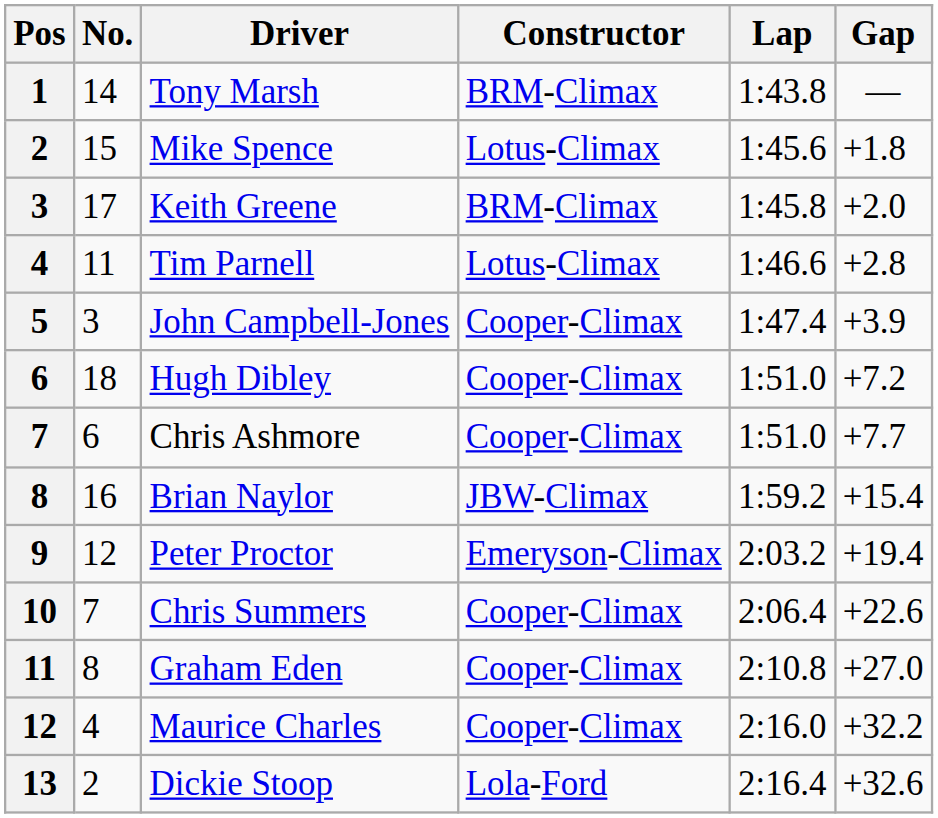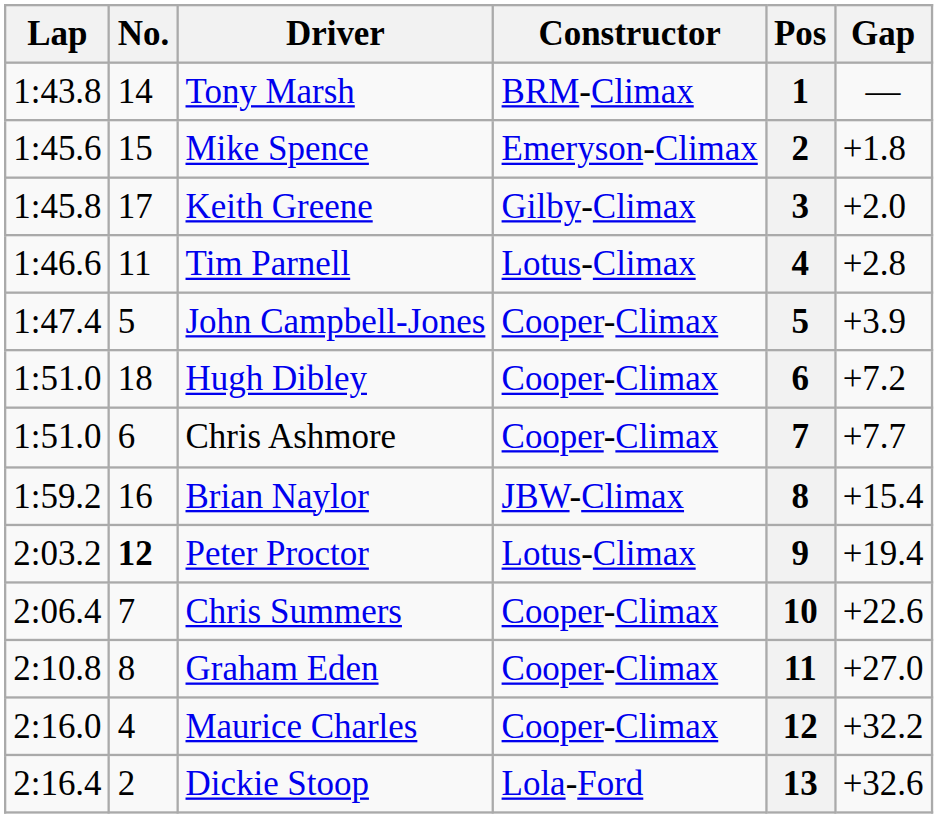columns swapped: (39, 33) <-> (782, 33)
(563, 148) Lotus-Climax -> (630, 148) Emeryson-Climax
(562, 206) BRM-Climax -> (599, 206) Gilby-Climax
(91, 321) 3 -> (127, 321) 5
(99, 552) normal -> (135, 552) bold
(594, 552) Emeryson-Climax -> (599, 552) Lotus-Climax
